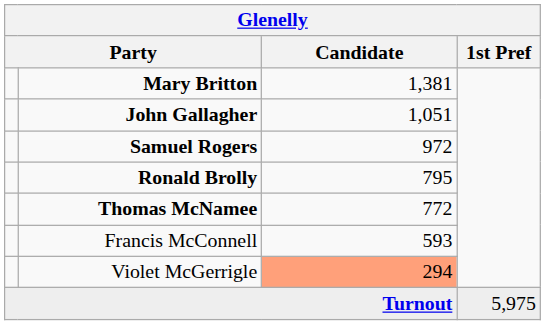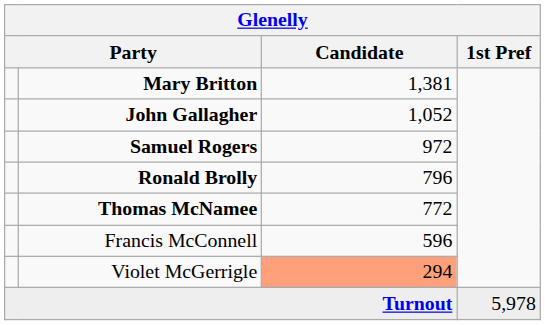(430, 114) 1,051 -> (430, 114) 1,052
(437, 177) 795 -> (437, 177) 796
(437, 240) 593 -> (437, 240) 596
(514, 303) 5,975 -> (514, 303) 5,978
